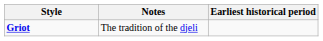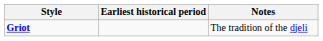columns swapped: (263, 12) <-> (153, 12)
